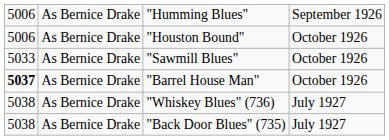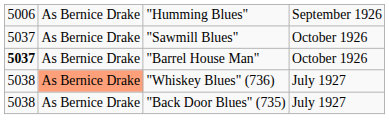- row: (195, 37)
(21, 59) 5033 -> (21, 37) 5037
(91, 102) no background -> (91, 80) lightsalmon background
